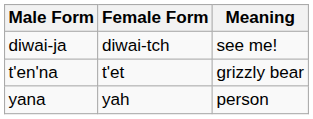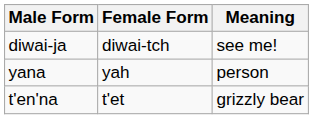rows swapped: (33, 72) <-> (27, 99)
